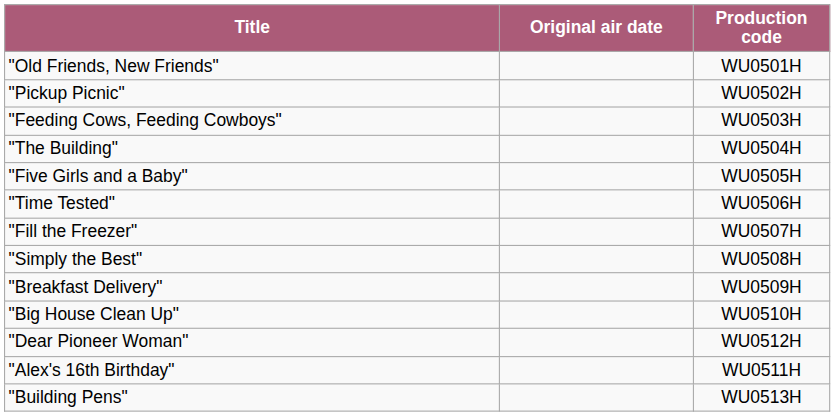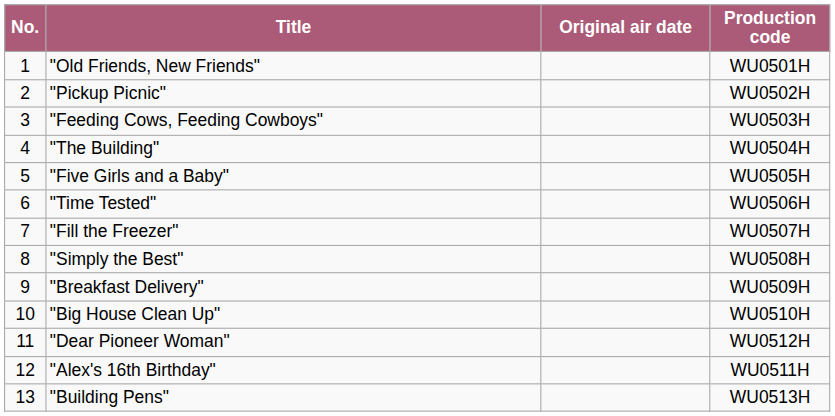+ column: (25, 28)
